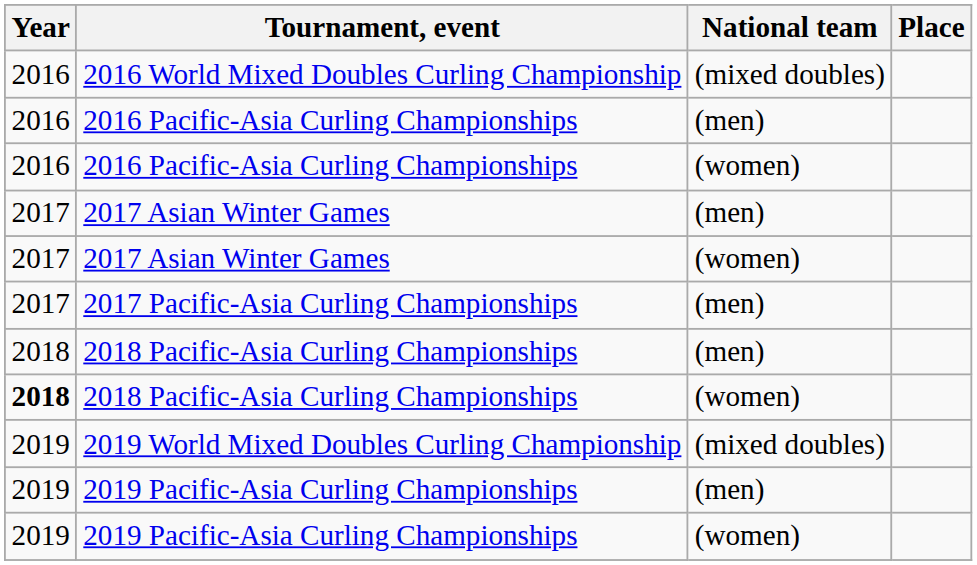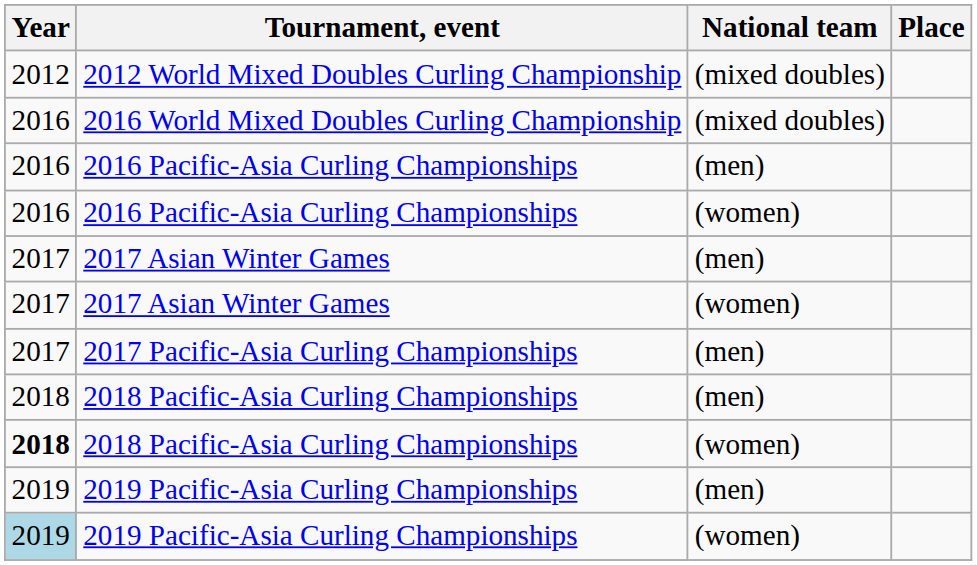+ row: (382, 73)
- row: (382, 443)
(41, 535) no background -> (41, 535) lightblue background
